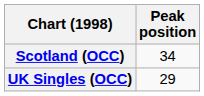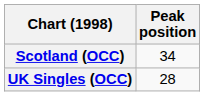(168, 79) 29 -> (168, 79) 28
